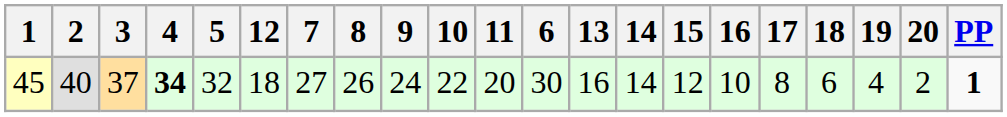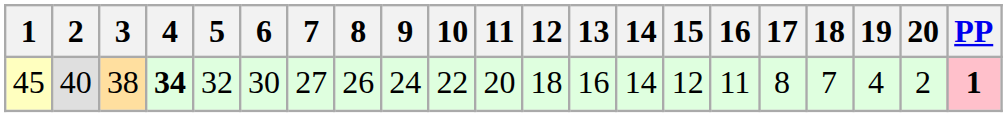columns swapped: (547, 30) <-> (264, 30)
(123, 83) 37 -> (123, 83) 38
(735, 83) 10 -> (735, 83) 11
(829, 83) 6 -> (829, 83) 7
(974, 83) no background -> (974, 83) pink background
